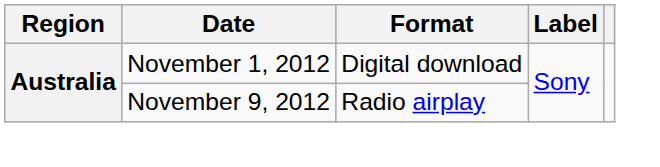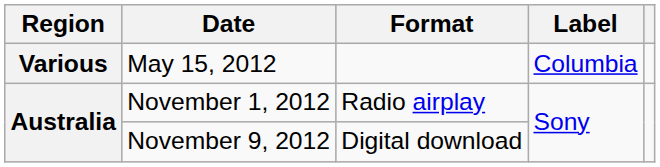+ row: (202, 63)
(432, 63) Digital download -> (413, 102) Radio airplay
(413, 102) Radio airplay -> (432, 141) Digital download
